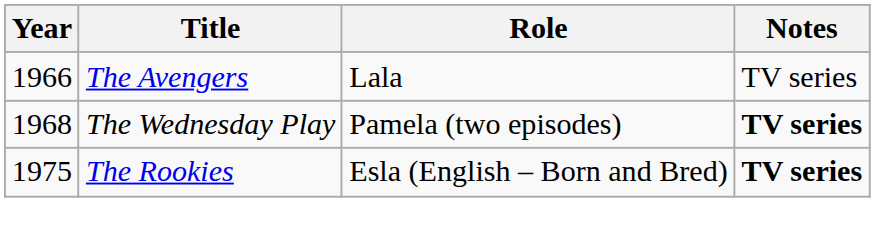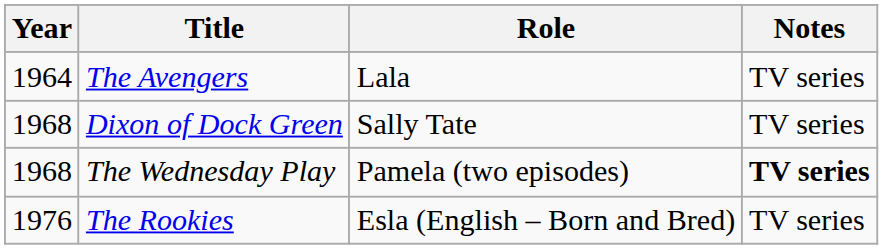(42, 76) 1966 -> (42, 76) 1964
+ row: (214, 123)
(42, 171) 1975 -> (42, 219) 1976
(802, 171) bold -> (807, 219) normal
